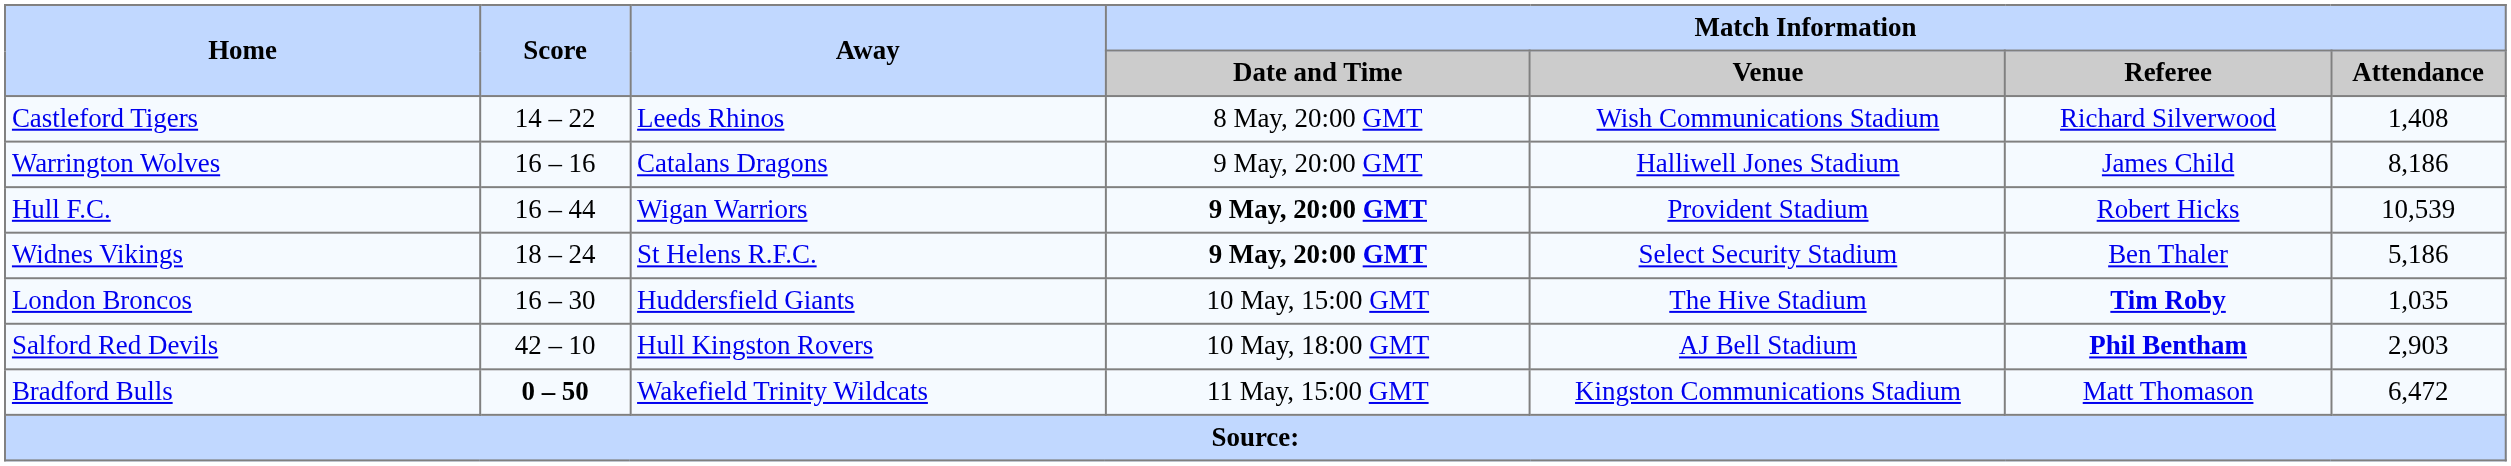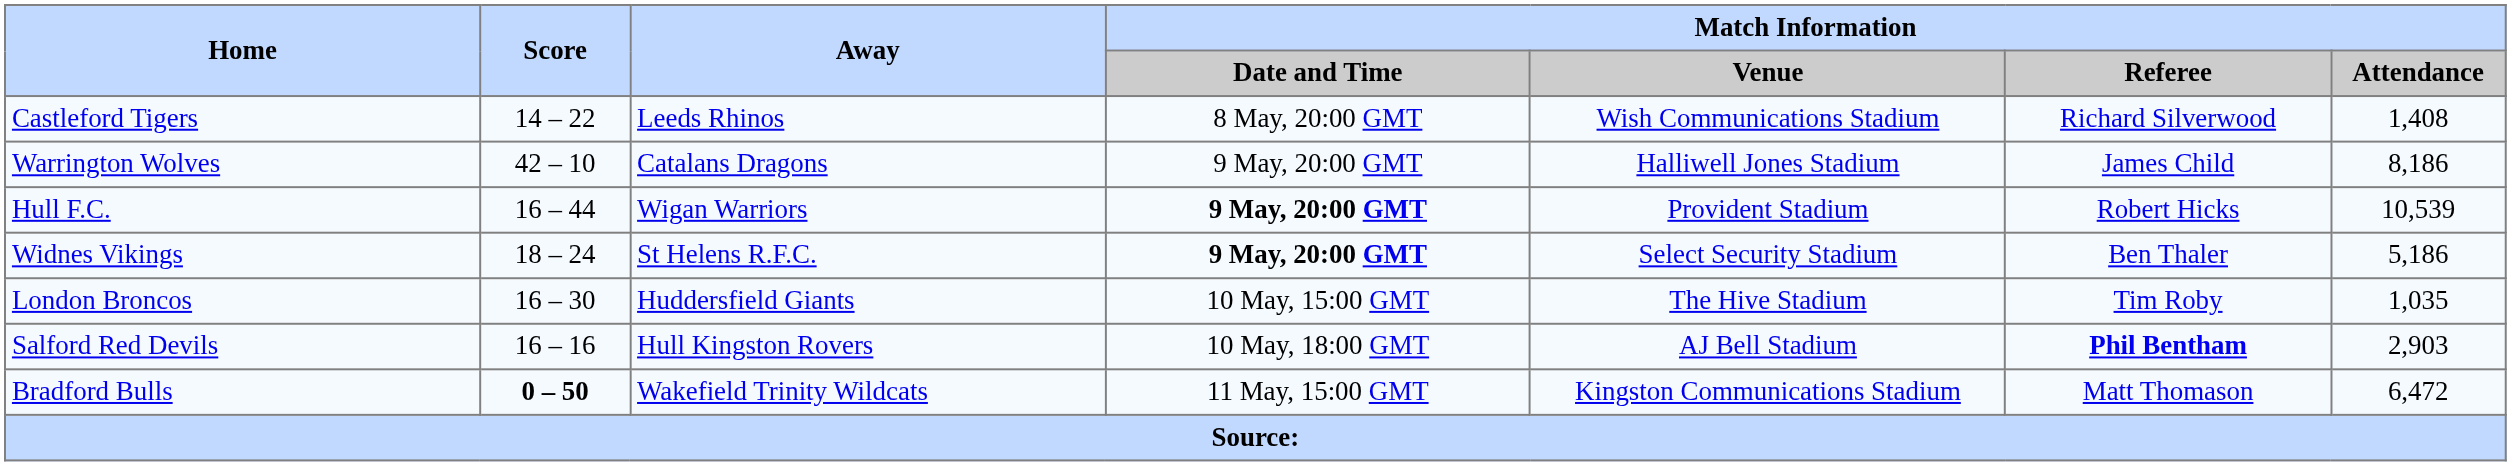(555, 163) 16 – 16 -> (555, 163) 42 – 10
(2168, 300) bold -> (2168, 300) normal
(555, 346) 42 – 10 -> (555, 346) 16 – 16
